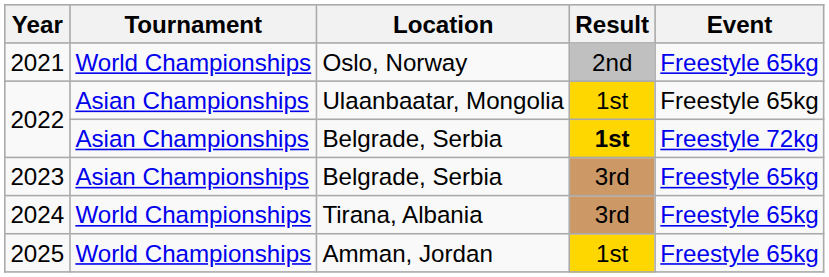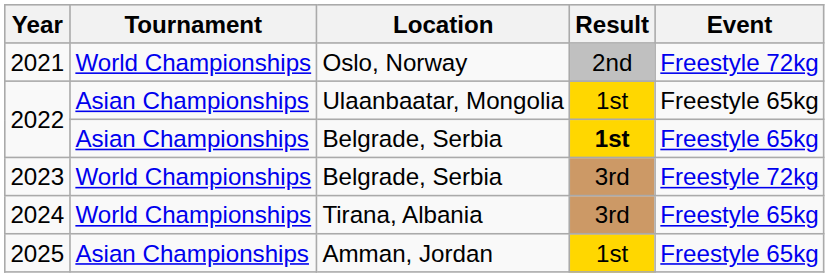(740, 62) Freestyle 65kg -> (740, 62) Freestyle 72kg
(740, 139) Freestyle 72kg -> (740, 139) Freestyle 65kg
(192, 177) Asian Championships -> (193, 177) World Championships
(740, 177) Freestyle 65kg -> (740, 177) Freestyle 72kg
(193, 254) World Championships -> (192, 254) Asian Championships
